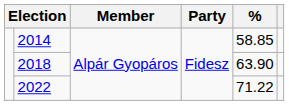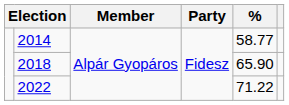(255, 40) 58.85 -> (255, 40) 58.77
(255, 64) 63.90 -> (255, 64) 65.90
